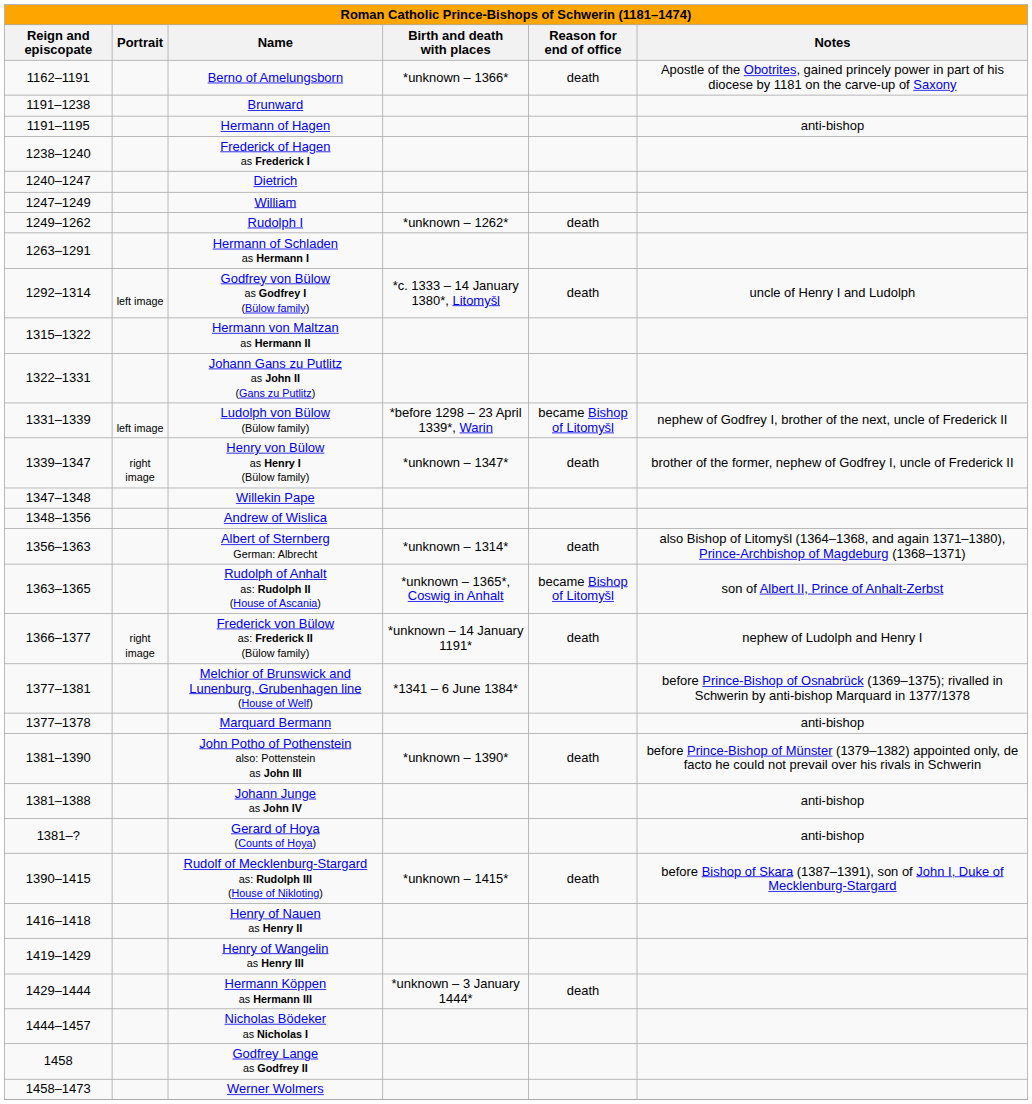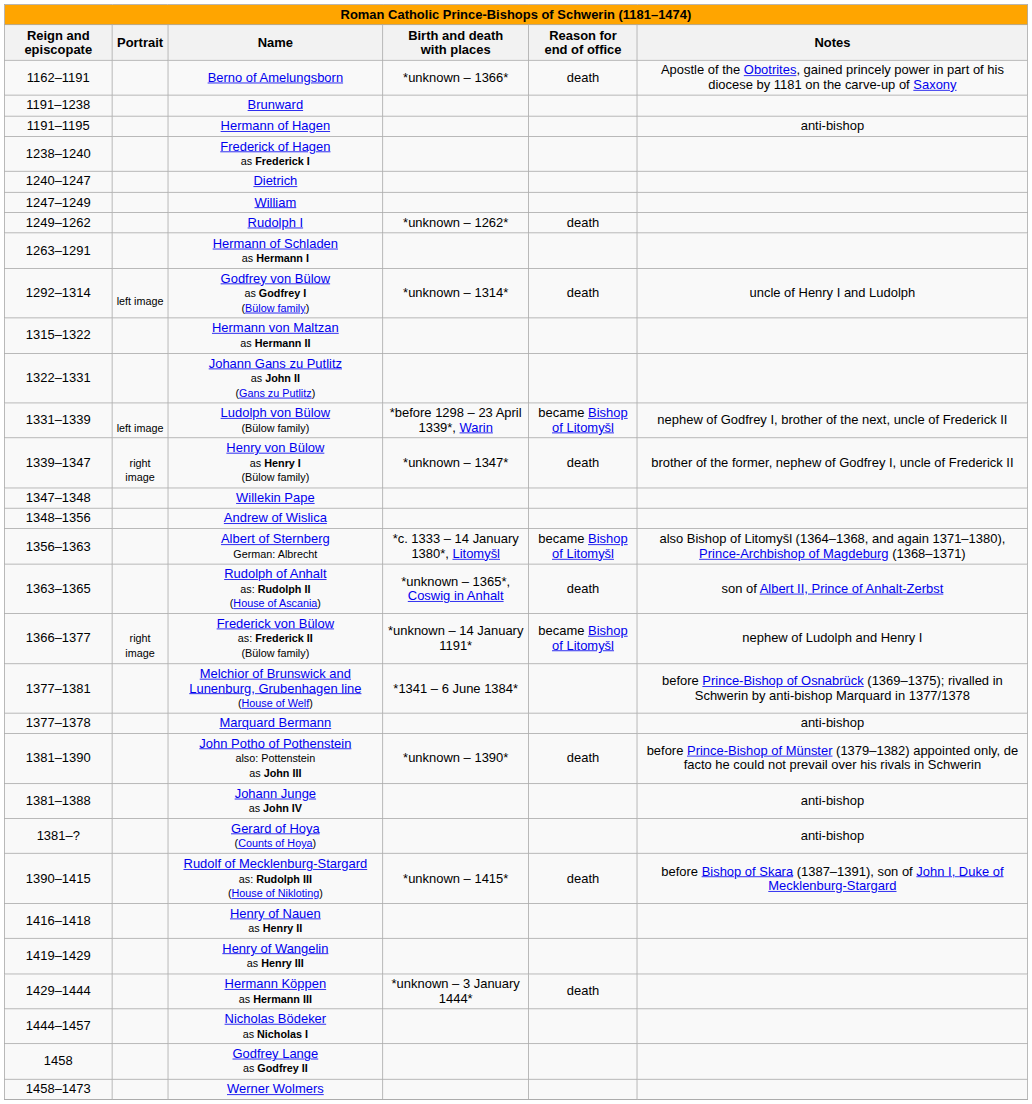(456, 293) *c. 1333 – 14 January 1380*, Litomyšl -> (456, 293) *unknown – 1314*
(456, 546) *unknown – 1314* -> (456, 546) *c. 1333 – 14 January 1380*, Litomyšl
(583, 546) death -> (583, 546) became Bishop of Litomyšl
(583, 588) became Bishop of Litomyšl -> (583, 588) death
(583, 638) death -> (583, 638) became Bishop of Litomyšl
